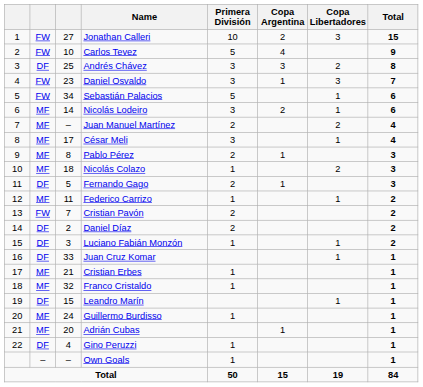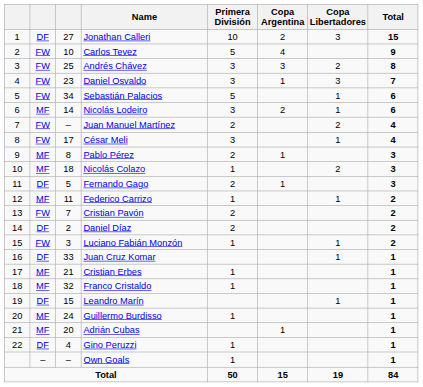(43, 37) FW -> (43, 37) DF
(43, 66) DF -> (43, 66) FW
(43, 125) MF -> (43, 125) FW
(43, 140) MF -> (43, 140) FW
(43, 242) DF -> (43, 242) FW
